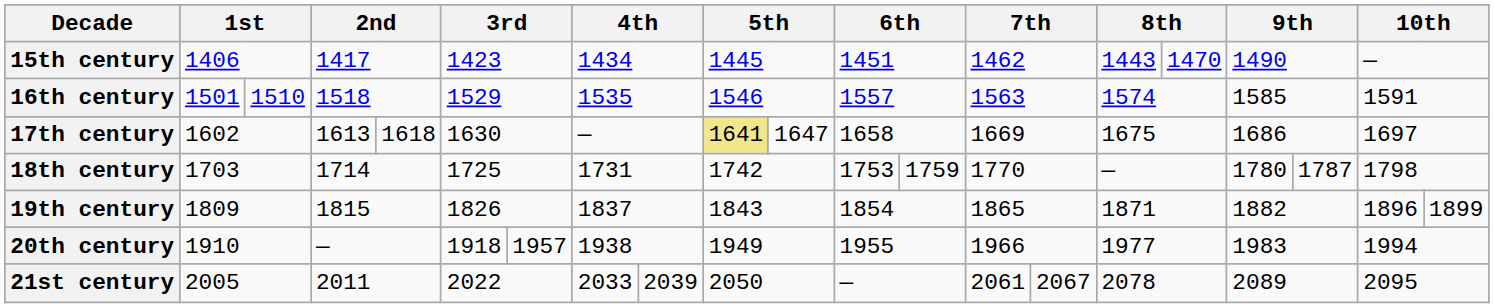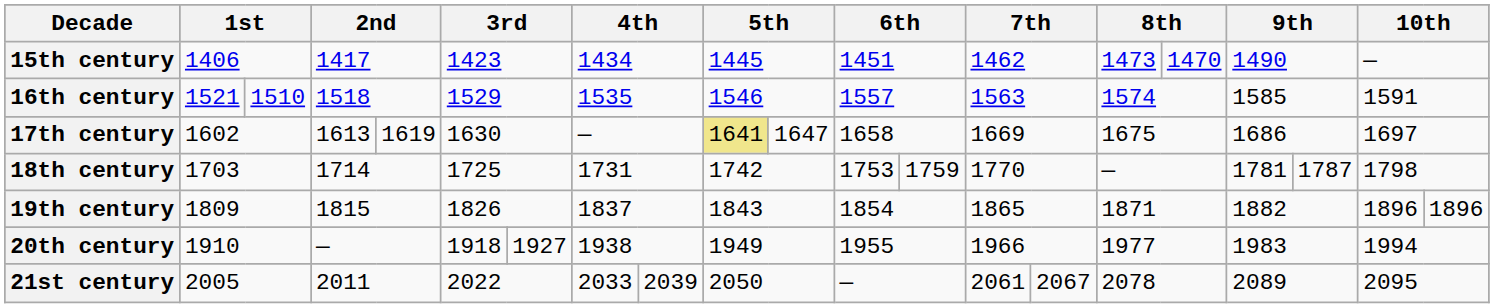(1129, 60) 1443 -> (1129, 60) 1473
(212, 98) 1501 -> (212, 98) 1521
(409, 135) 1618 -> (409, 135) 1619
(1260, 172) 1780 -> (1260, 172) 1781
(1456, 209) 1899 -> (1456, 209) 1896
(540, 246) 1957 -> (540, 246) 1927
